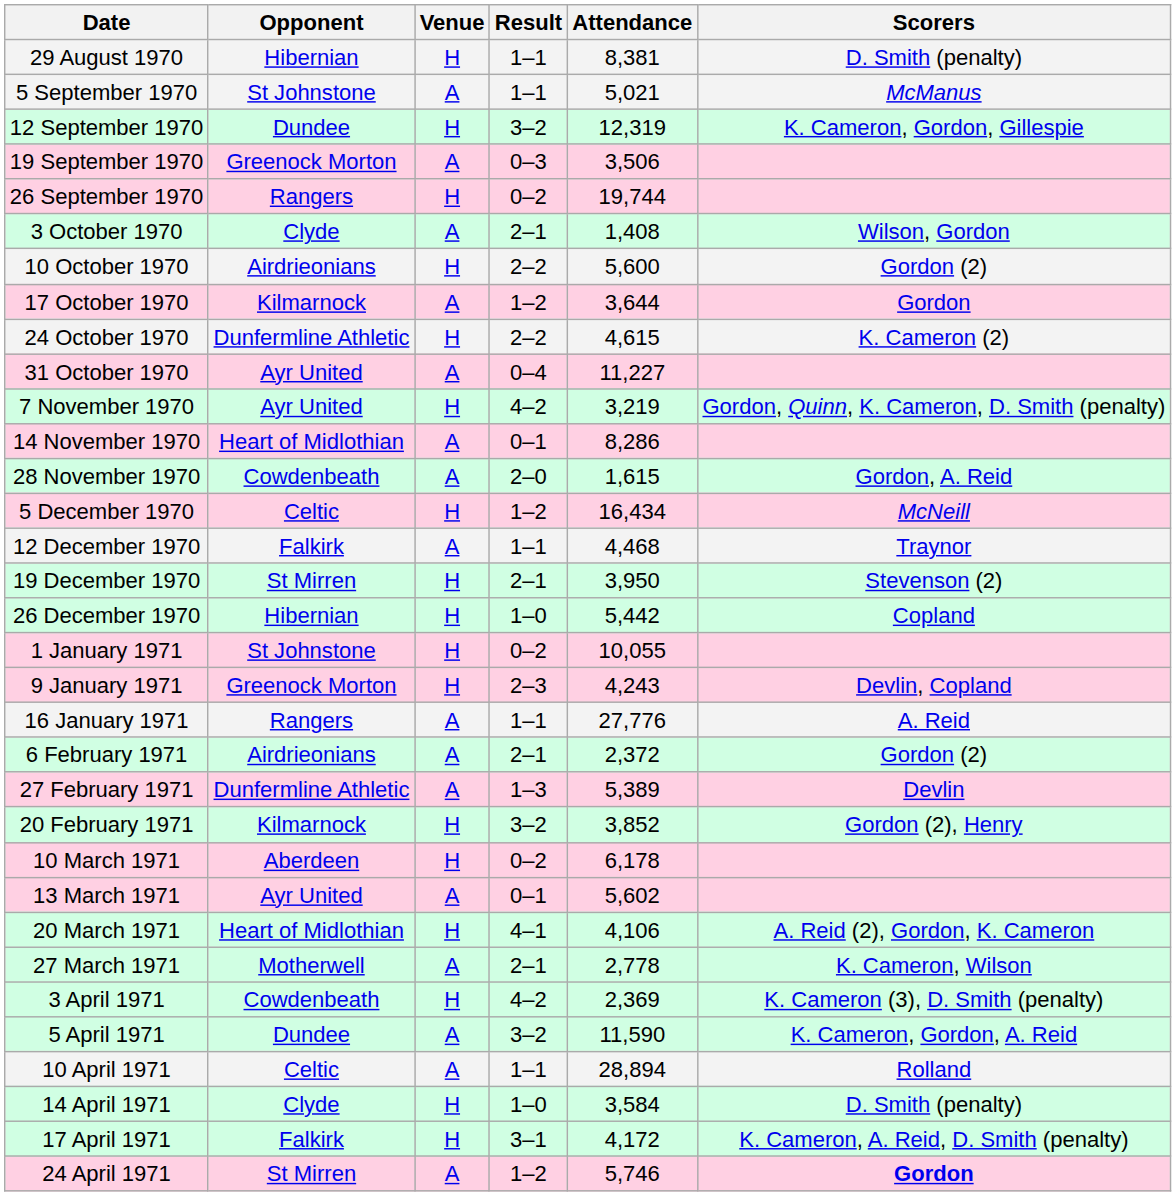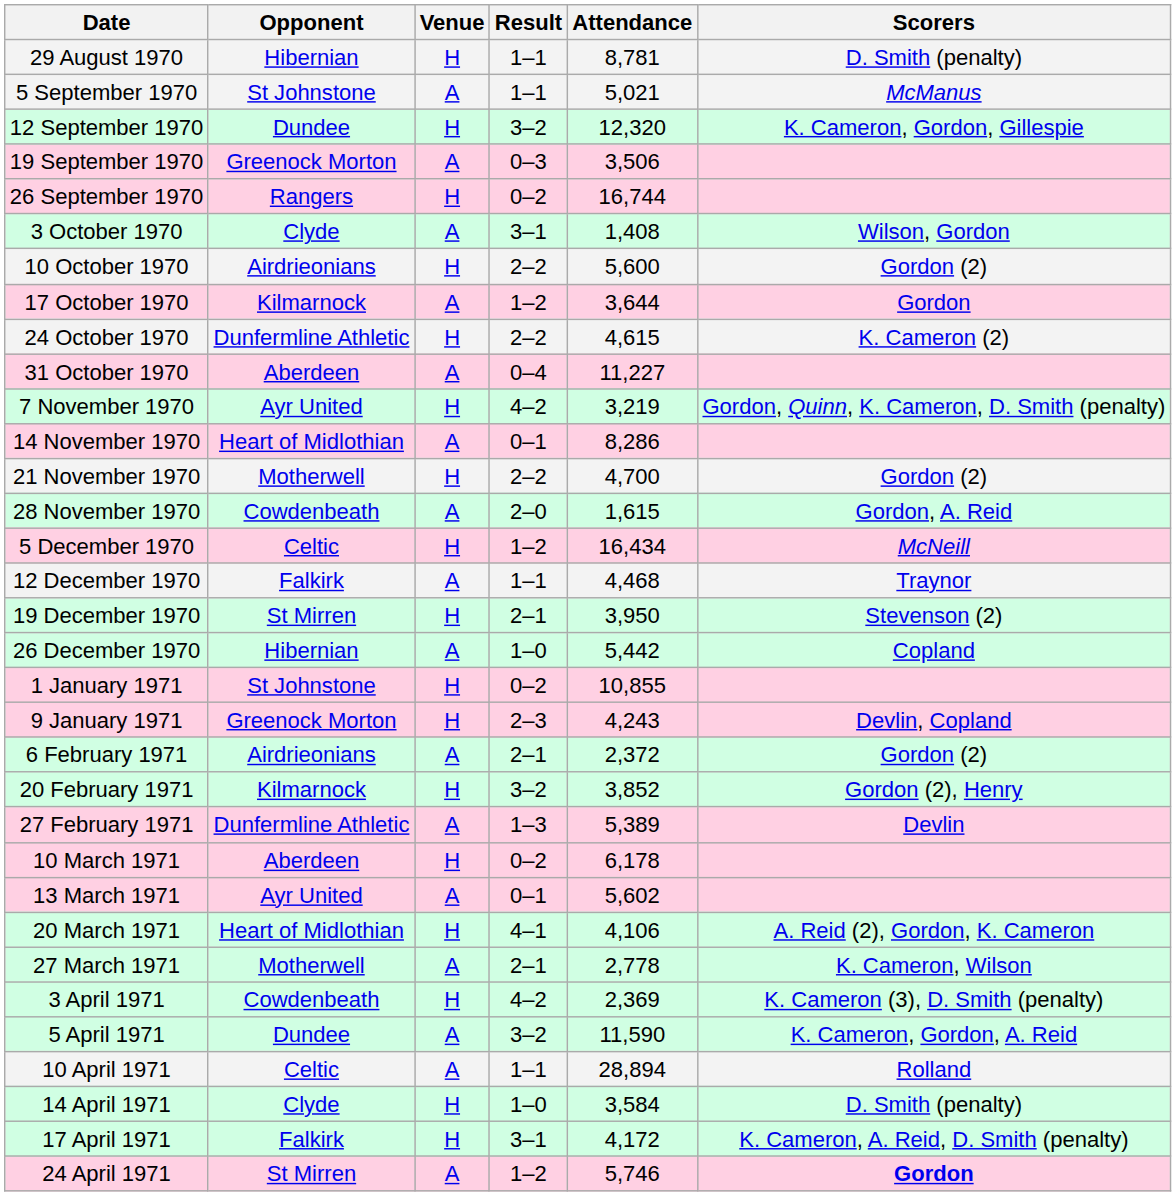(632, 57) 8,381 -> (632, 57) 8,781
(632, 127) 12,319 -> (632, 127) 12,320
(632, 197) 19,744 -> (632, 197) 16,744
(528, 232) 2–1 -> (528, 232) 3–1
(311, 371) Ayr United -> (311, 371) Aberdeen
+ row: (107, 476)
(452, 615) H -> (452, 650) A
(632, 650) 10,055 -> (632, 685) 10,855
- row: (107, 720)
rows swapped: (107, 825) <-> (107, 790)
